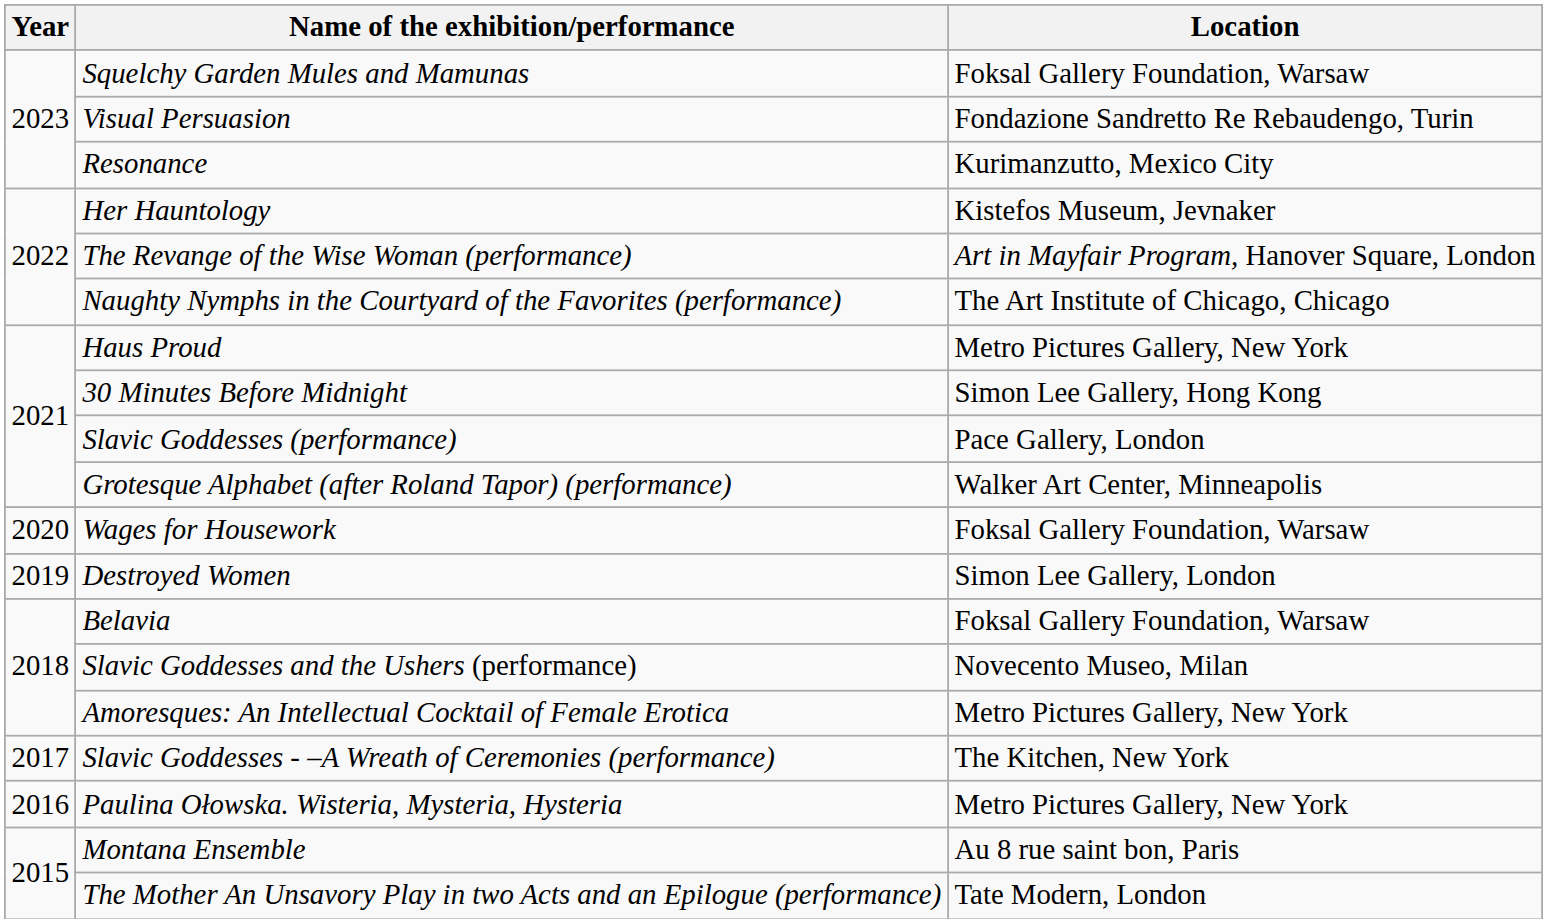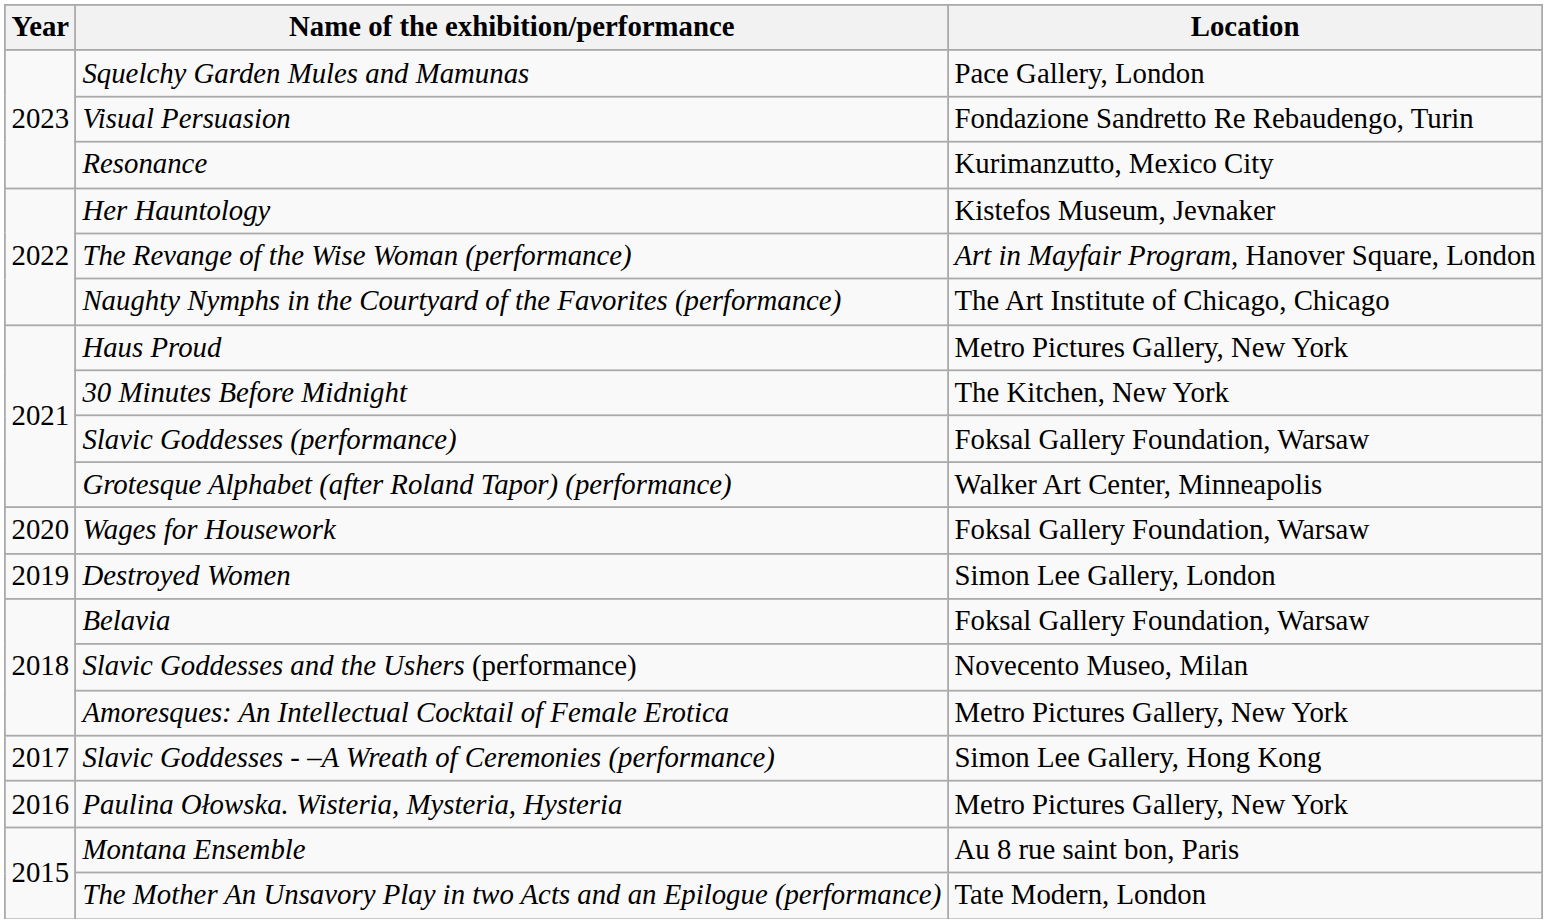(1162, 73) Foksal Gallery Foundation, Warsaw -> (1080, 73) Pace Gallery, London
(1138, 392) Simon Lee Gallery, Hong Kong -> (1092, 392) The Kitchen, New York
(1080, 438) Pace Gallery, London -> (1162, 438) Foksal Gallery Foundation, Warsaw
(1092, 758) The Kitchen, New York -> (1138, 758) Simon Lee Gallery, Hong Kong
